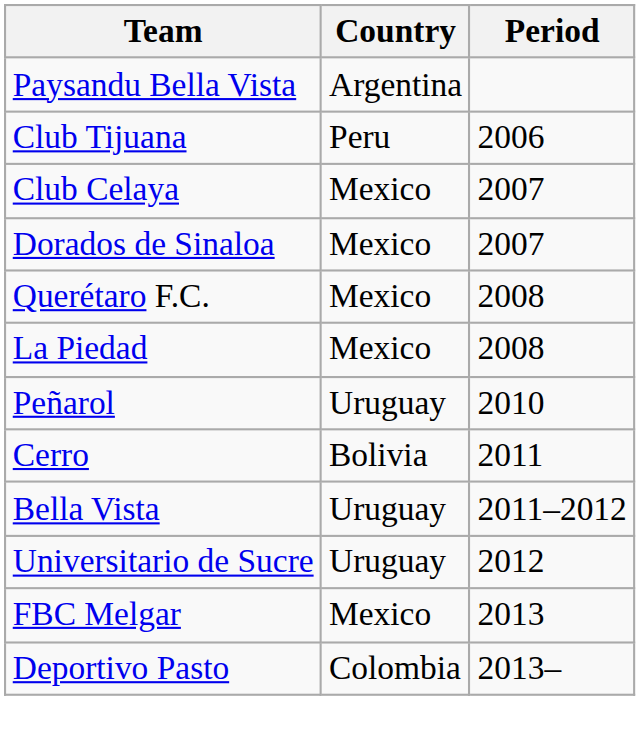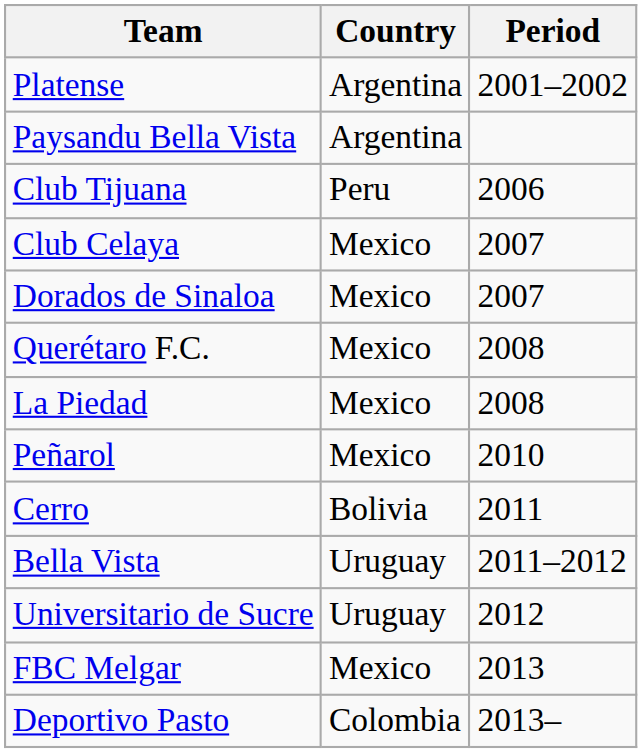+ row: (68, 84)
(388, 402) Uruguay -> (380, 455) Mexico
